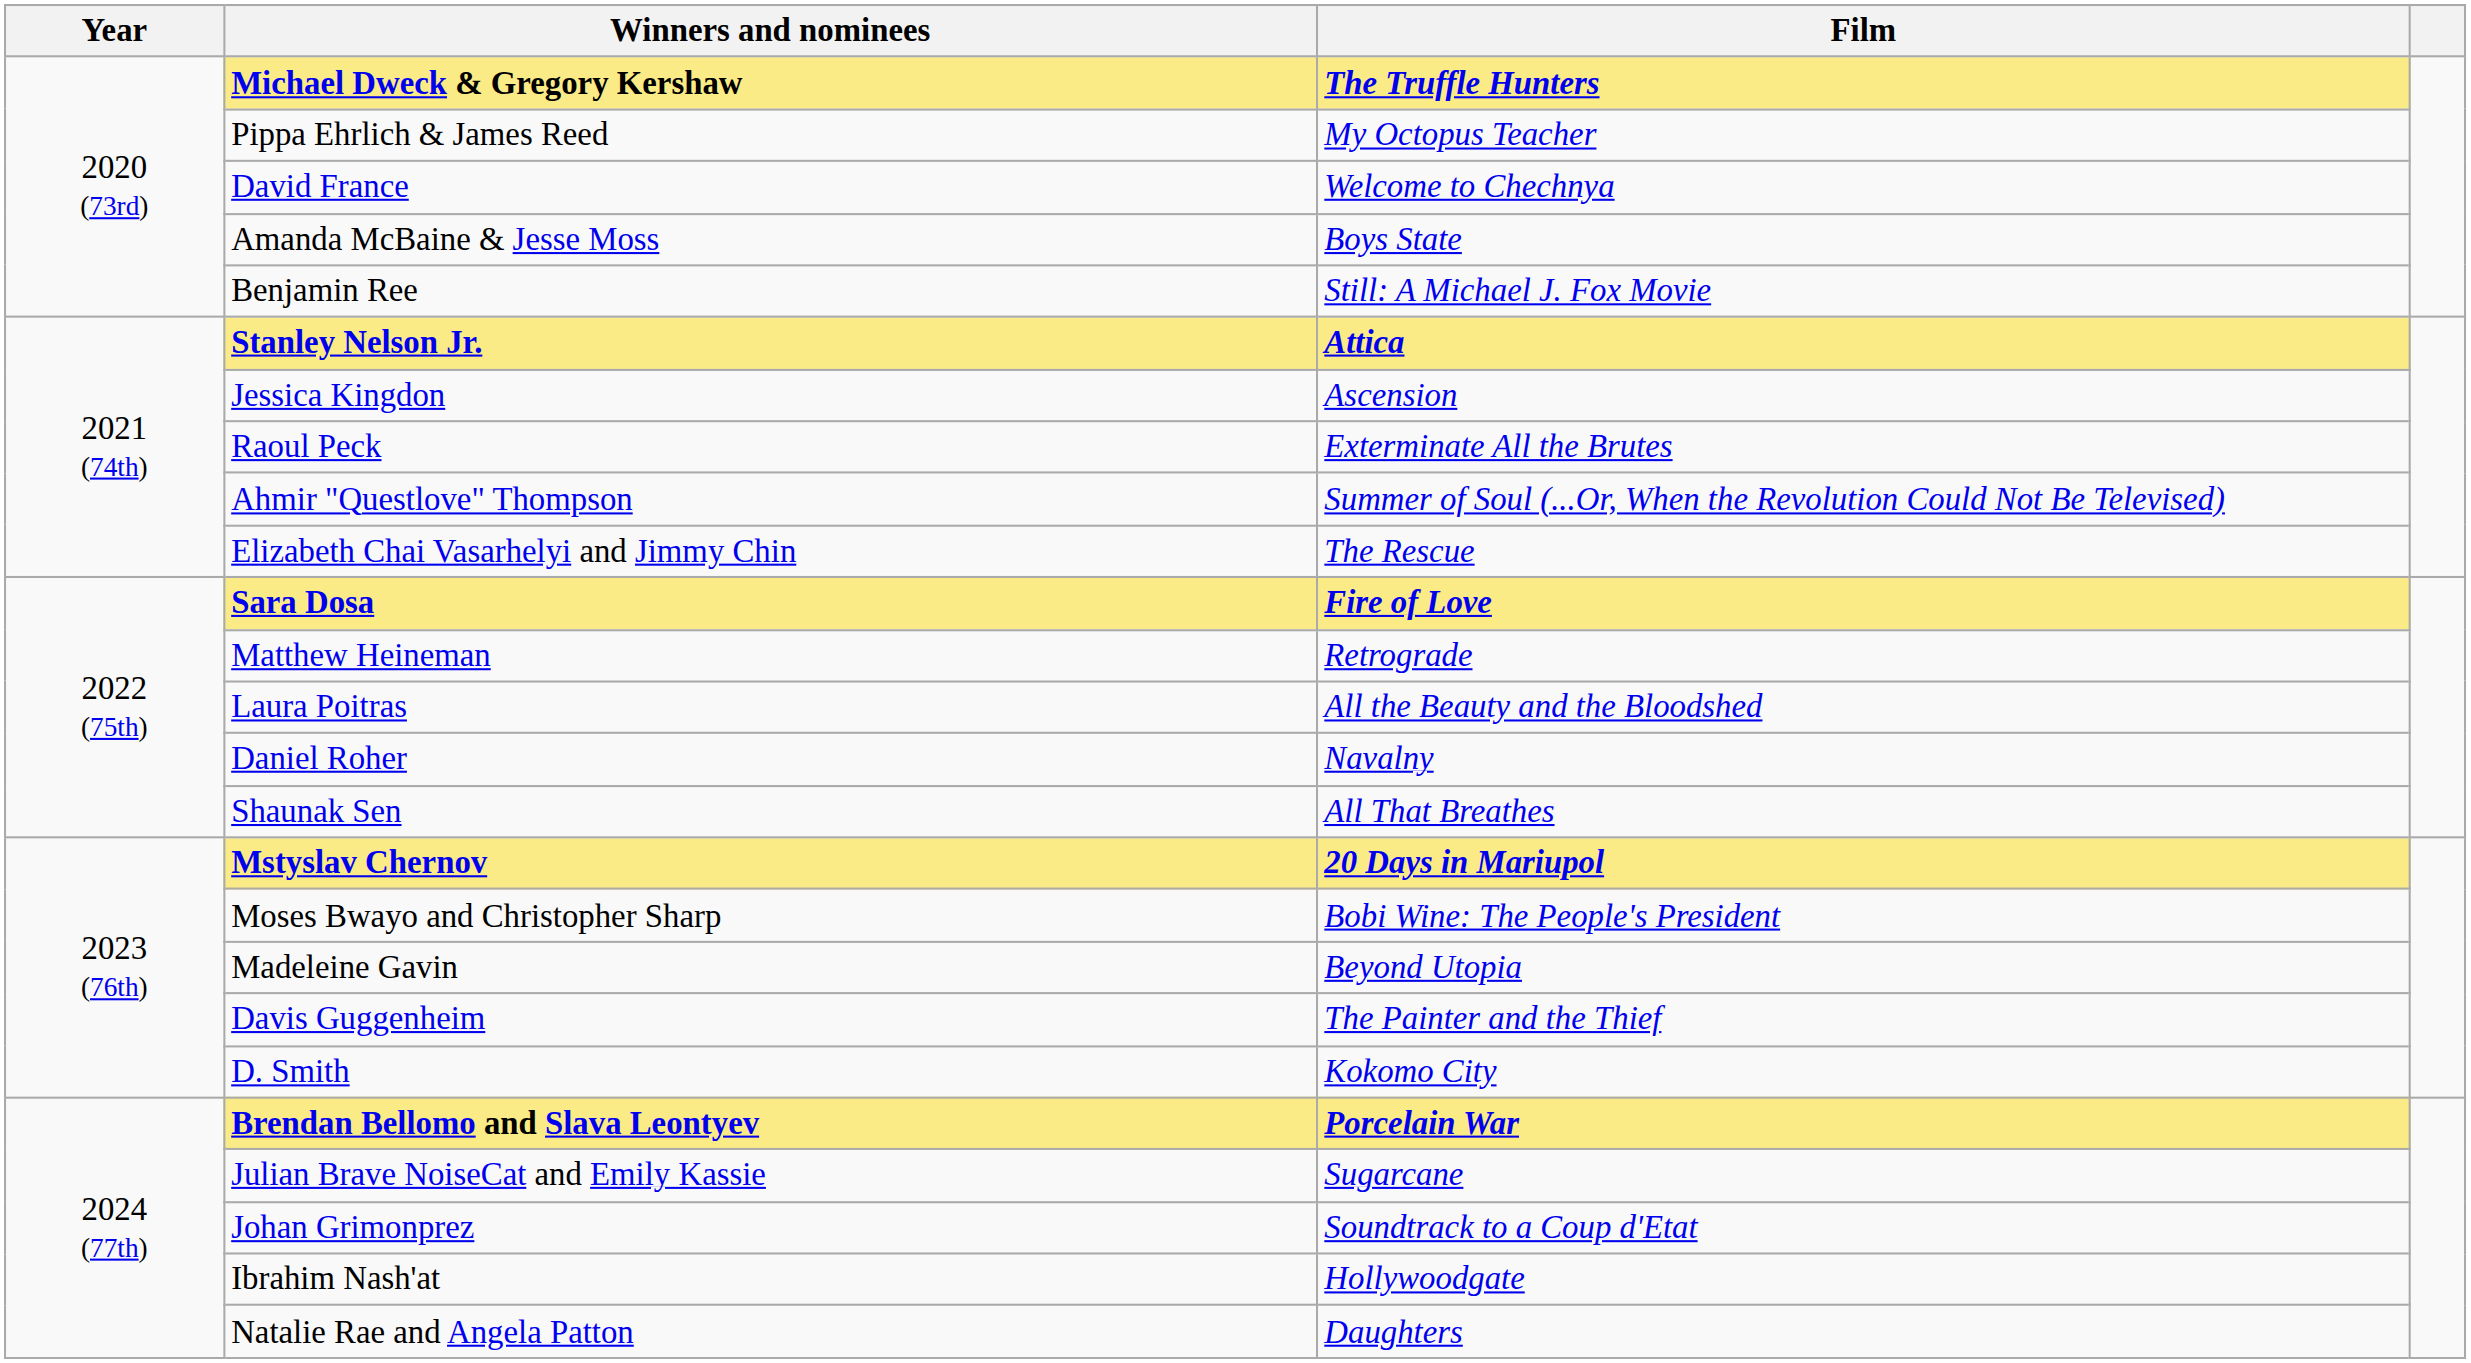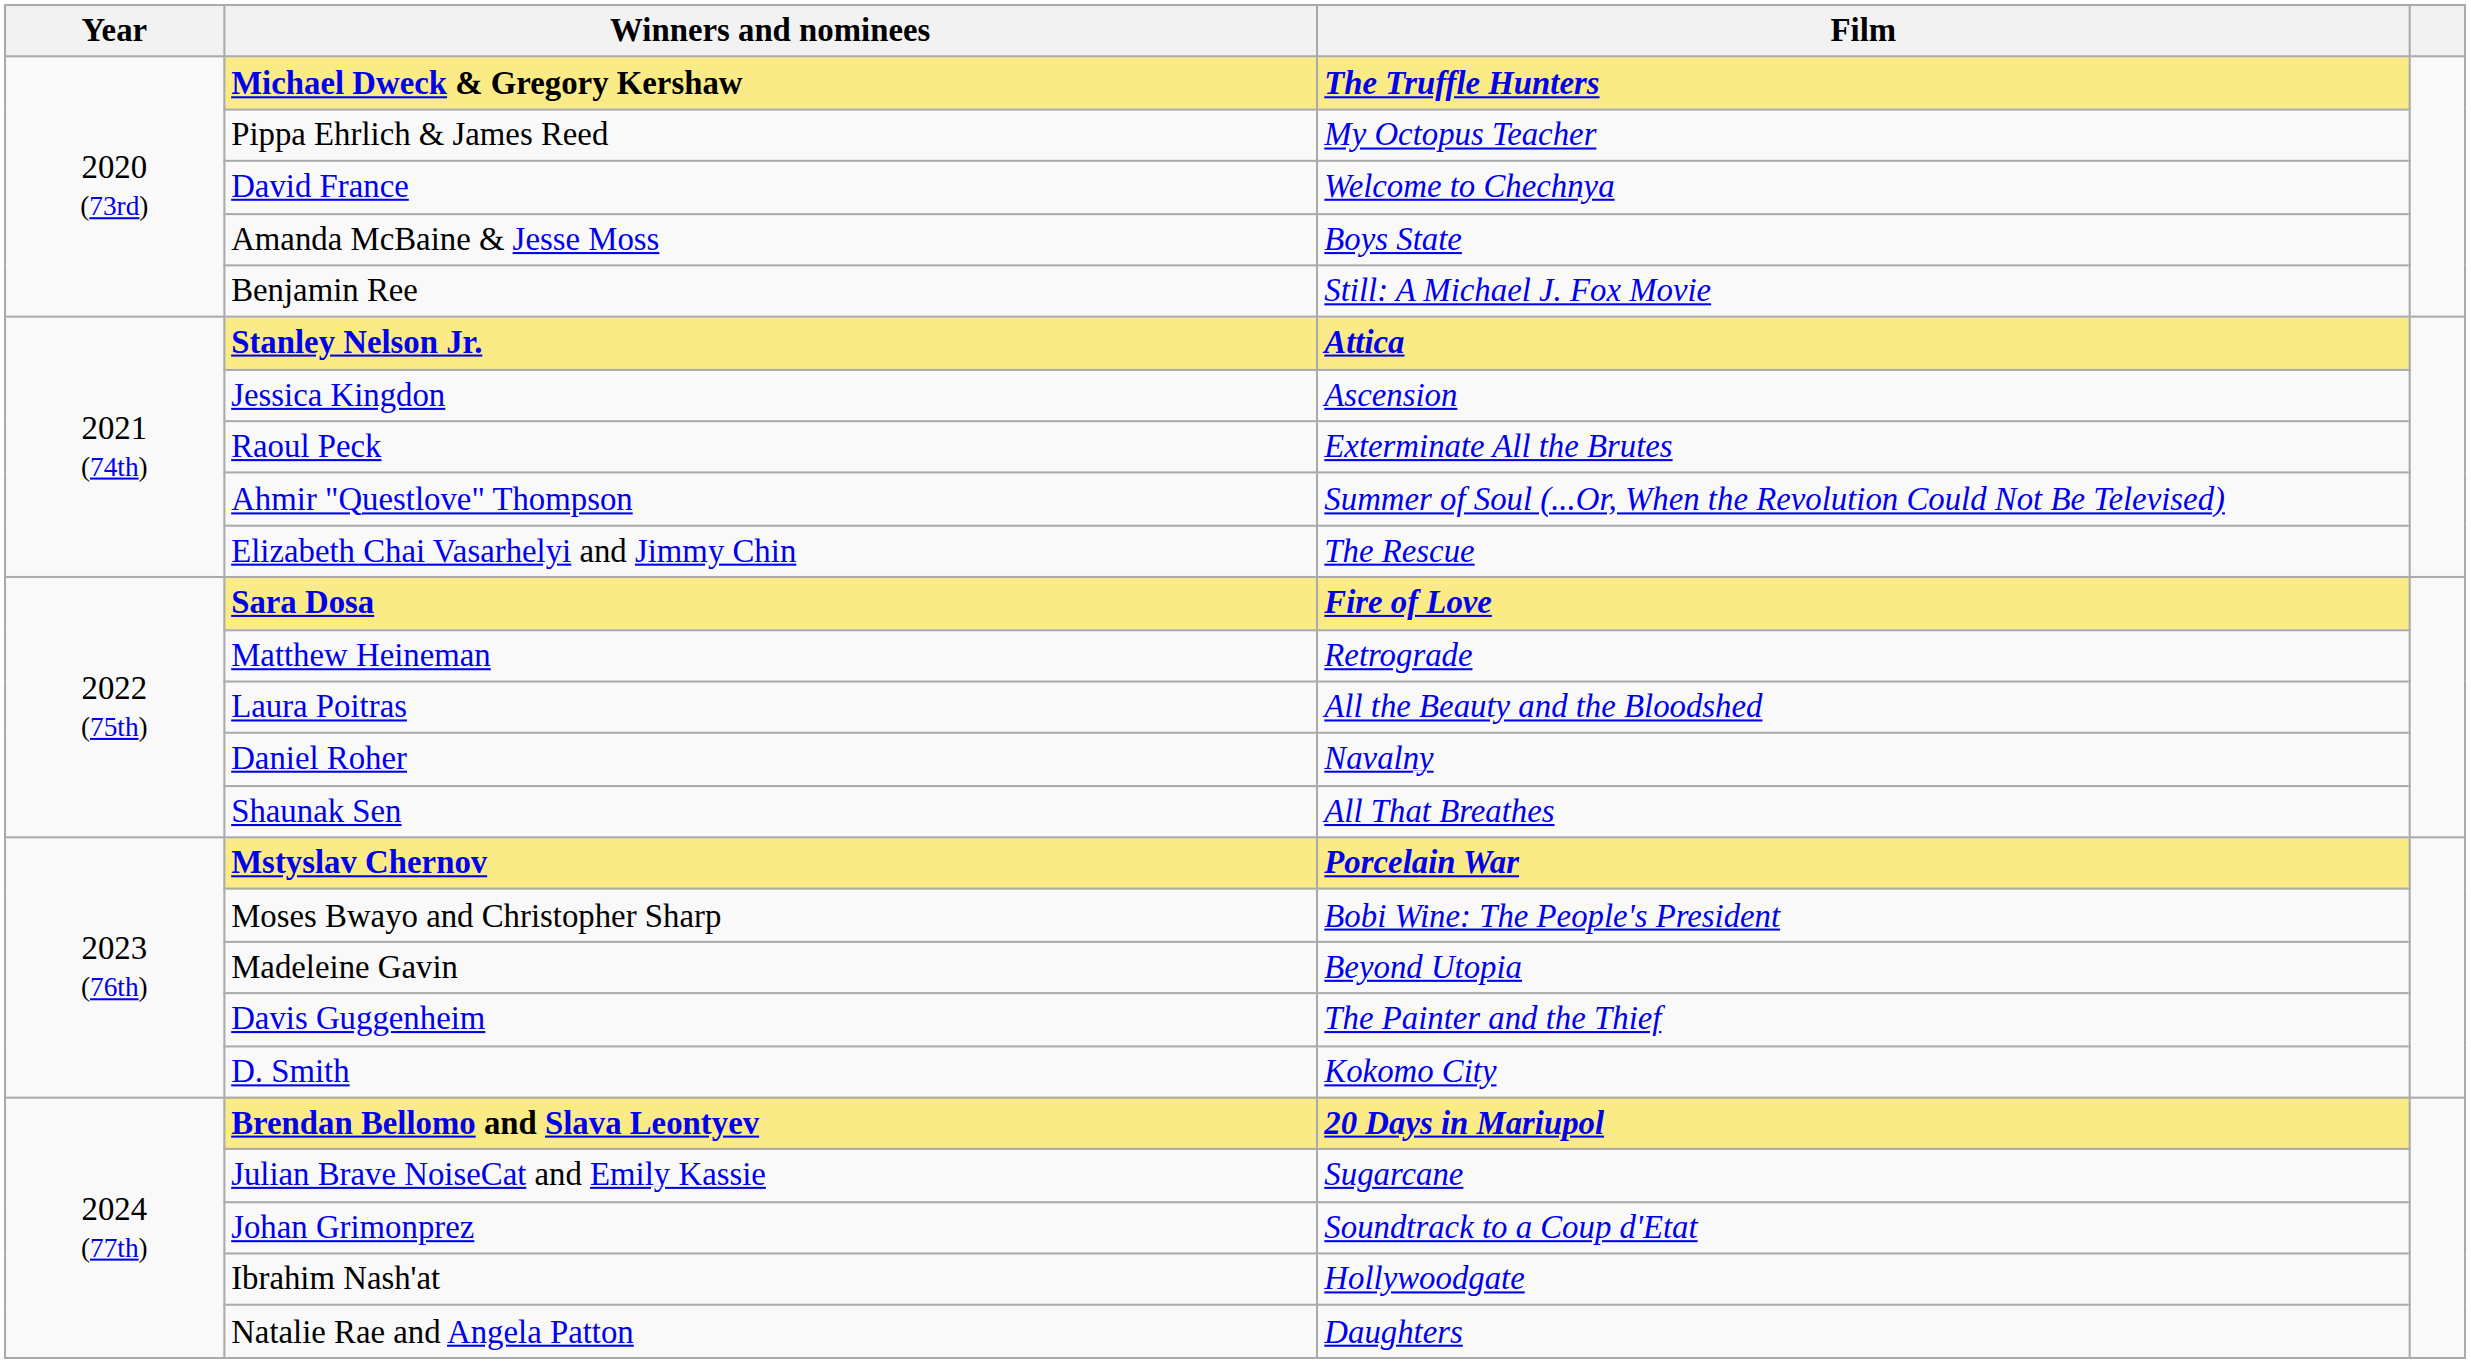(1464, 862) 20 Days in Mariupol -> (1422, 862) Porcelain War
(1422, 1122) Porcelain War -> (1464, 1122) 20 Days in Mariupol
